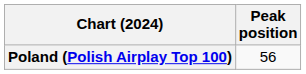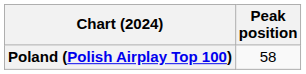(268, 57) 56 -> (268, 57) 58
